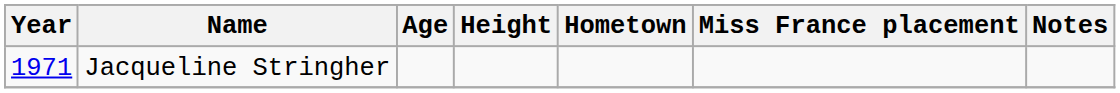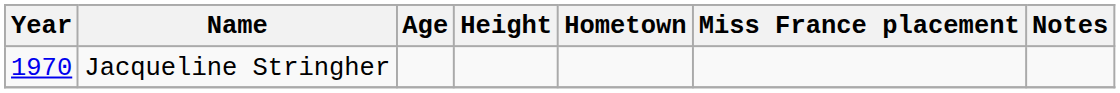(42, 67) 1971 -> (42, 67) 1970
